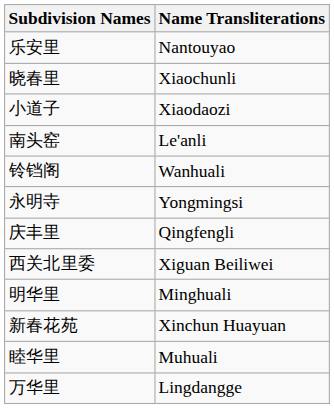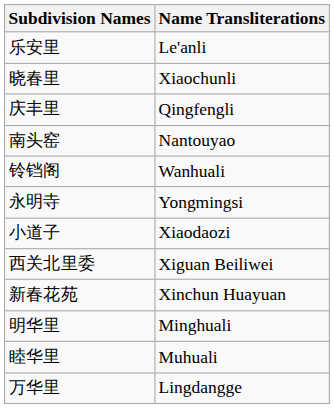(197, 47) Nantouyao -> (182, 47) Le'anli
rows swapped: (35, 232) <-> (35, 108)
(182, 140) Le'anli -> (197, 140) Nantouyao
rows swapped: (35, 294) <-> (43, 325)
